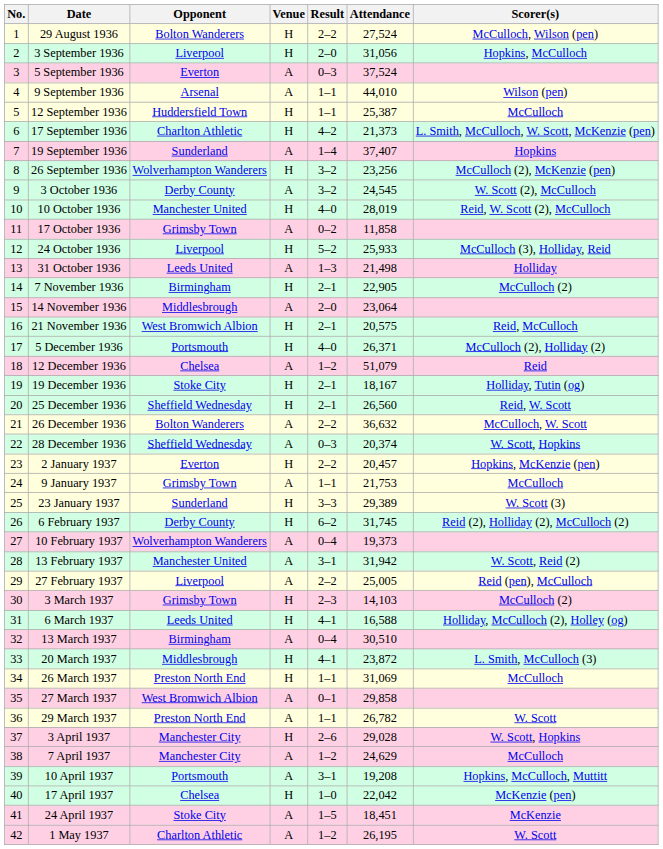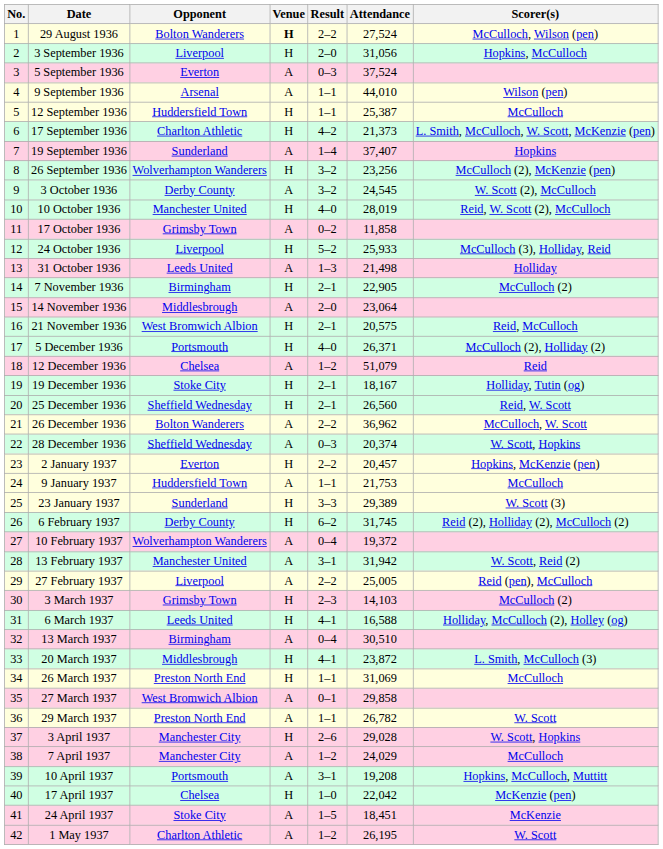(289, 33) normal -> (289, 33) bold
(380, 424) 36,632 -> (380, 424) 36,962
(200, 483) Grimsby Town -> (200, 483) Huddersfield Town
(380, 541) 19,373 -> (380, 541) 19,372
(380, 756) 24,629 -> (380, 756) 24,029
